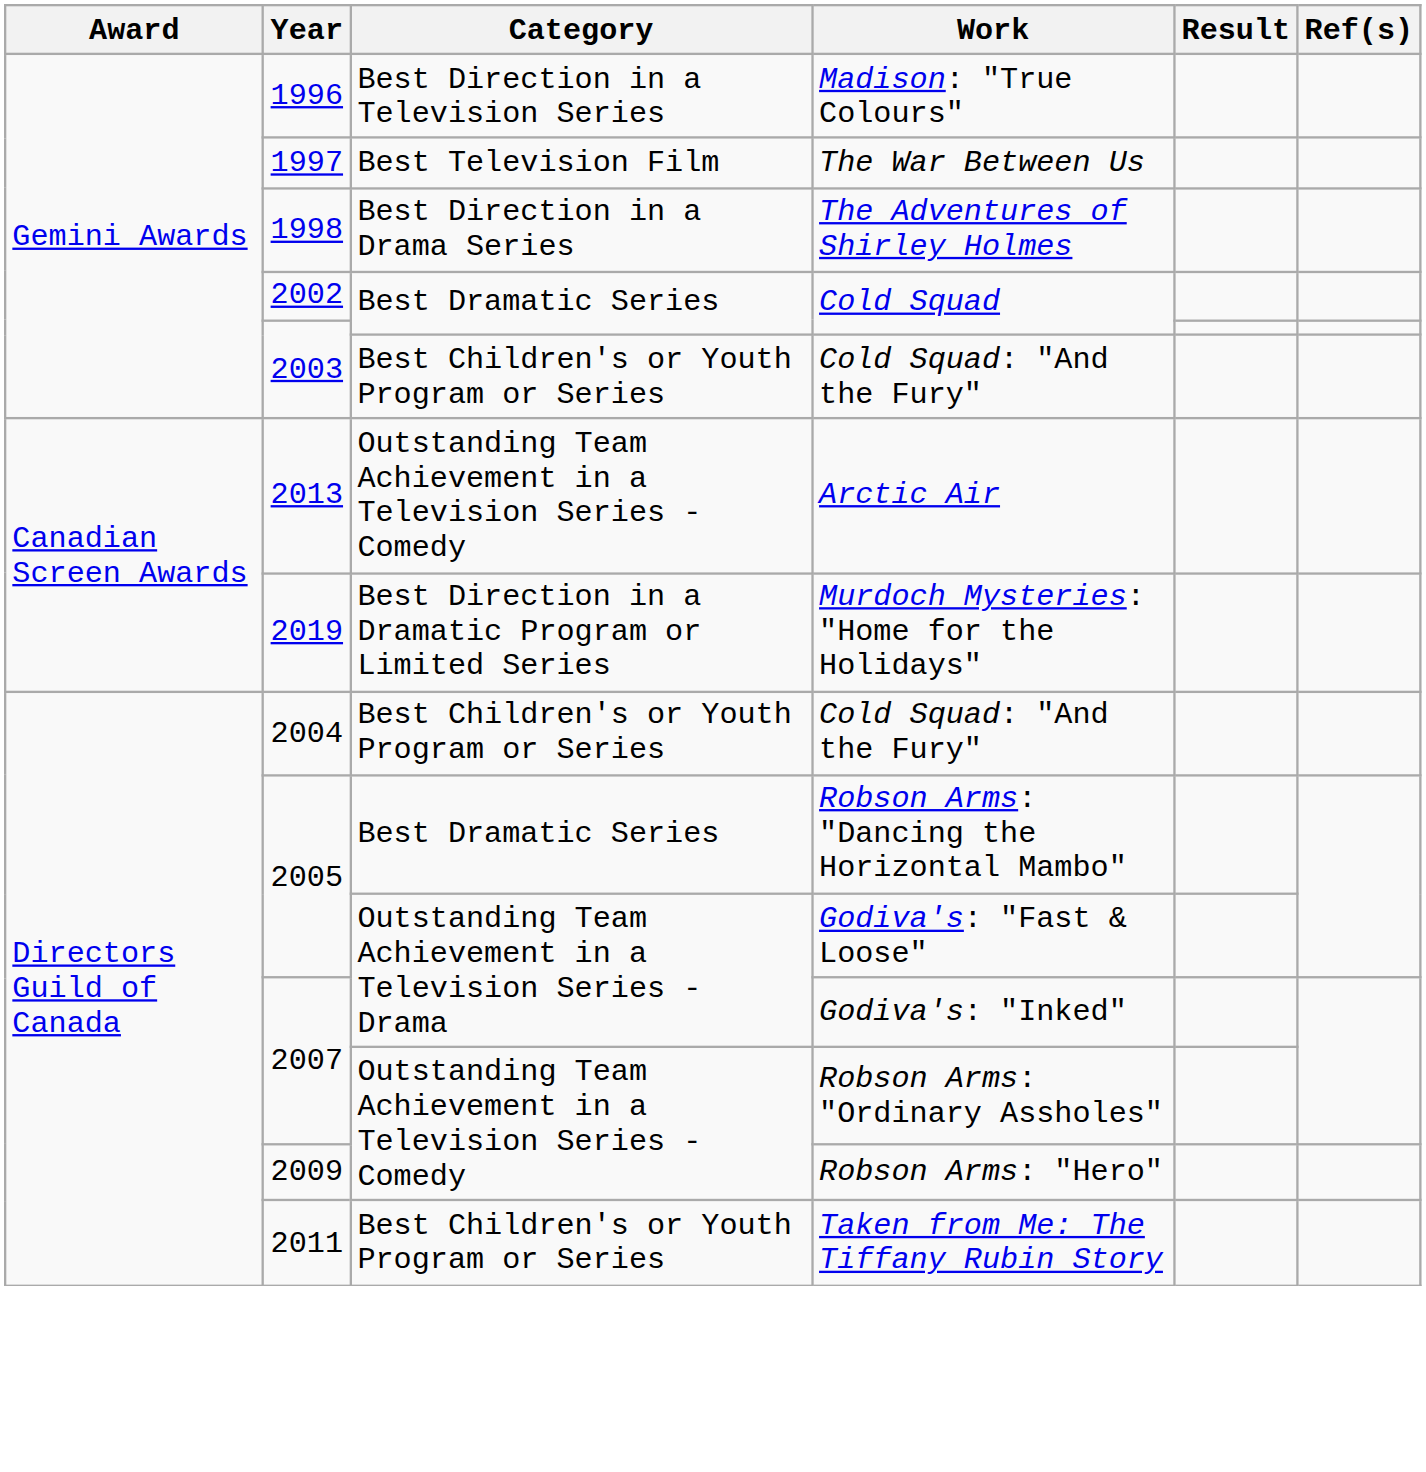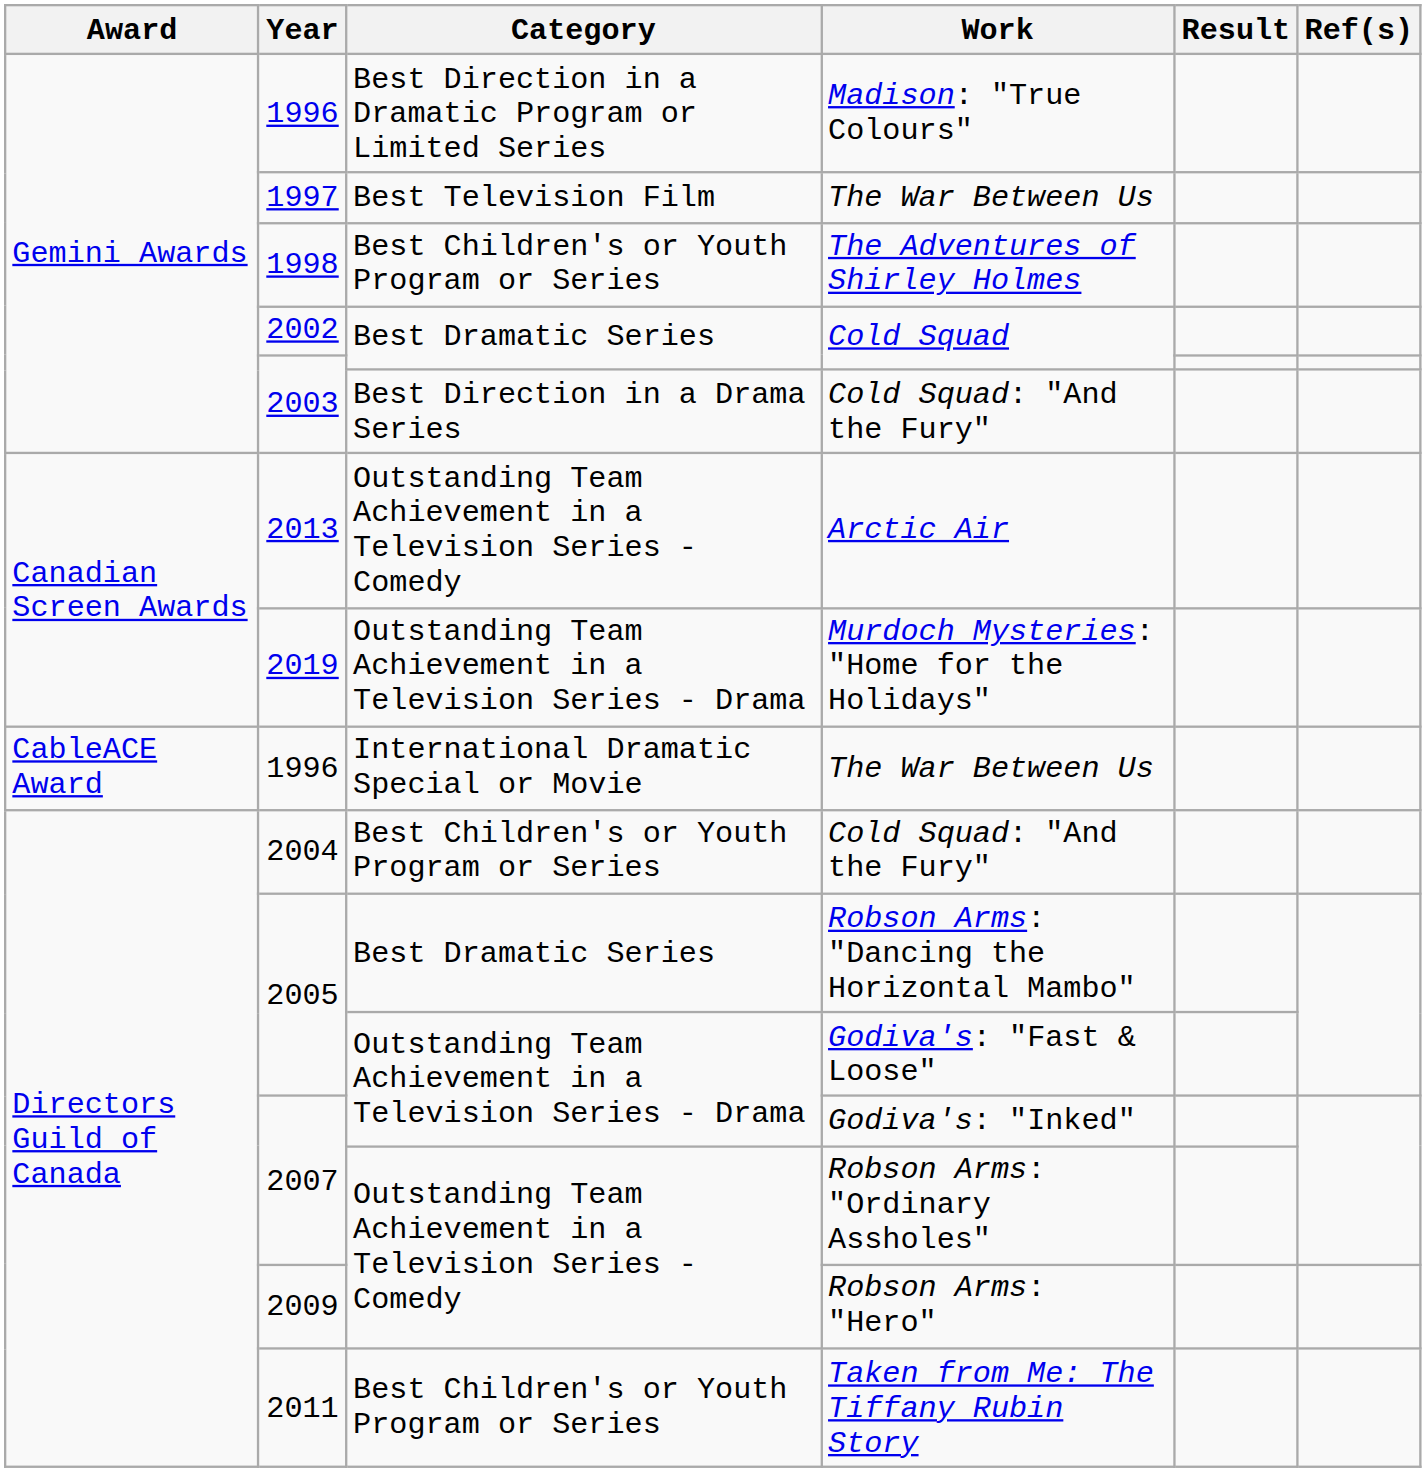(529, 96) Best Direction in a Television Series -> (525, 114) Best Direction in a Dramatic Program or Limited Series
(529, 229) Best Direction in a Drama Series -> (570, 264) Best Children's or Youth Program or Series
(575, 377) Best Children's or Youth Program or Series -> (579, 412) Best Direction in a Drama Series
(529, 632) Best Direction in a Dramatic Program or Limited Series -> (579, 667) Outstanding Team Achievement in a Television Series - Drama
+ row: (303, 768)
